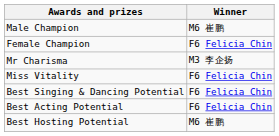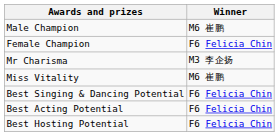(230, 76) F6 Felicia Chin -> (206, 77) M6 崔鹏
(206, 122) M6 崔鹏 -> (230, 124) F6 Felicia Chin
